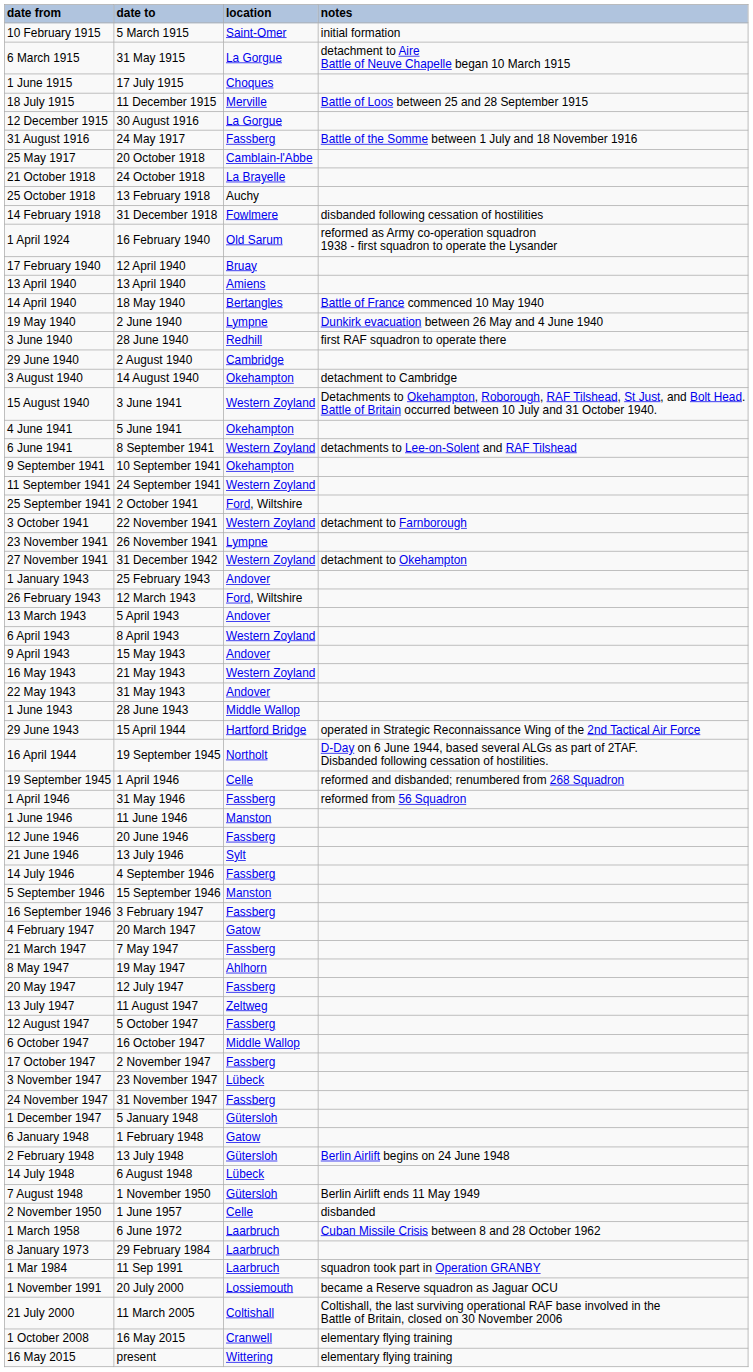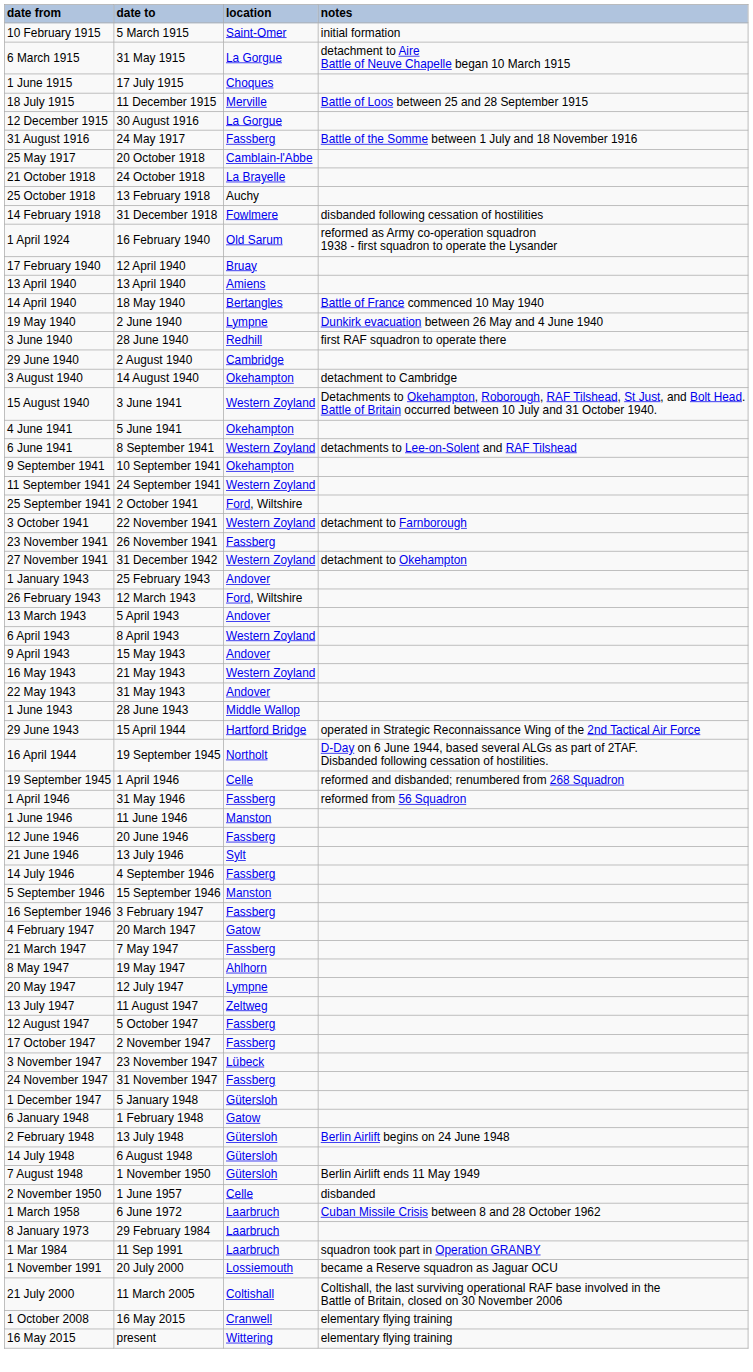(247, 542) Lympne -> (251, 542) Fassberg
(251, 987) Fassberg -> (247, 987) Lympne
- row: (48, 1043)
(245, 1175) Lübeck -> (252, 1156) Gütersloh
